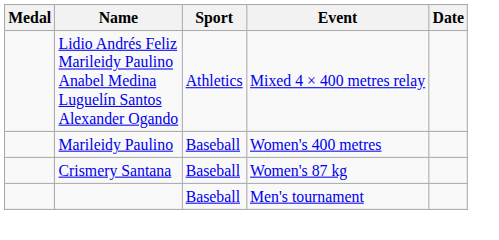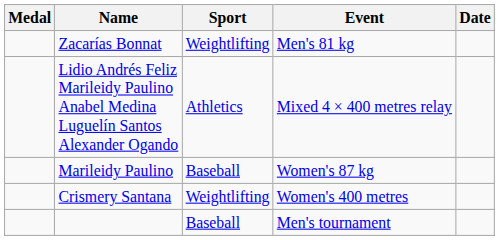+ row: (110, 43)
(316, 144) Women's 400 metres -> (325, 170) Women's 87 kg
(213, 170) Baseball -> (228, 196) Weightlifting
(299, 170) Women's 87 kg -> (343, 196) Women's 400 metres
